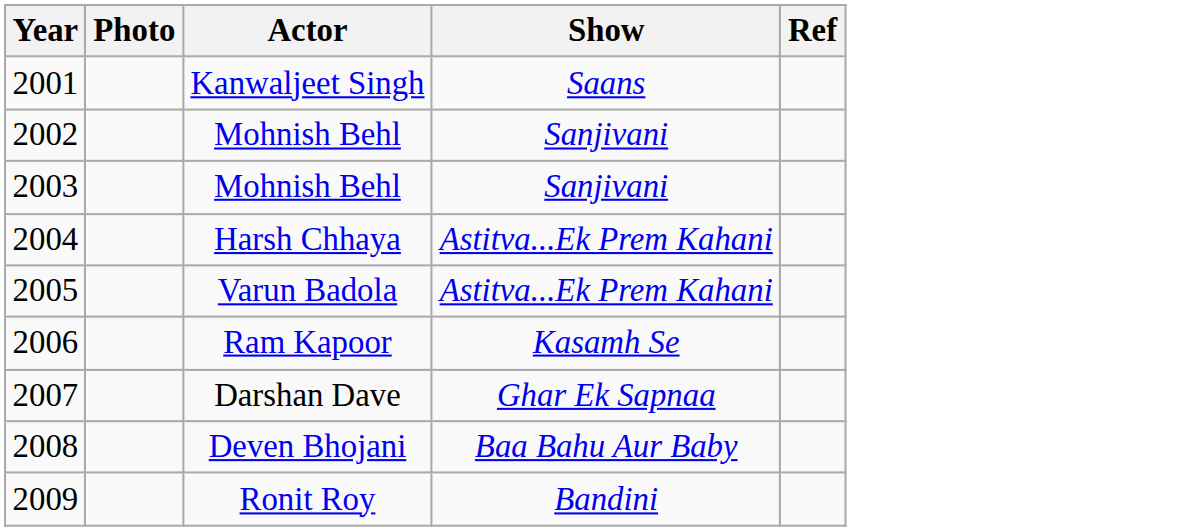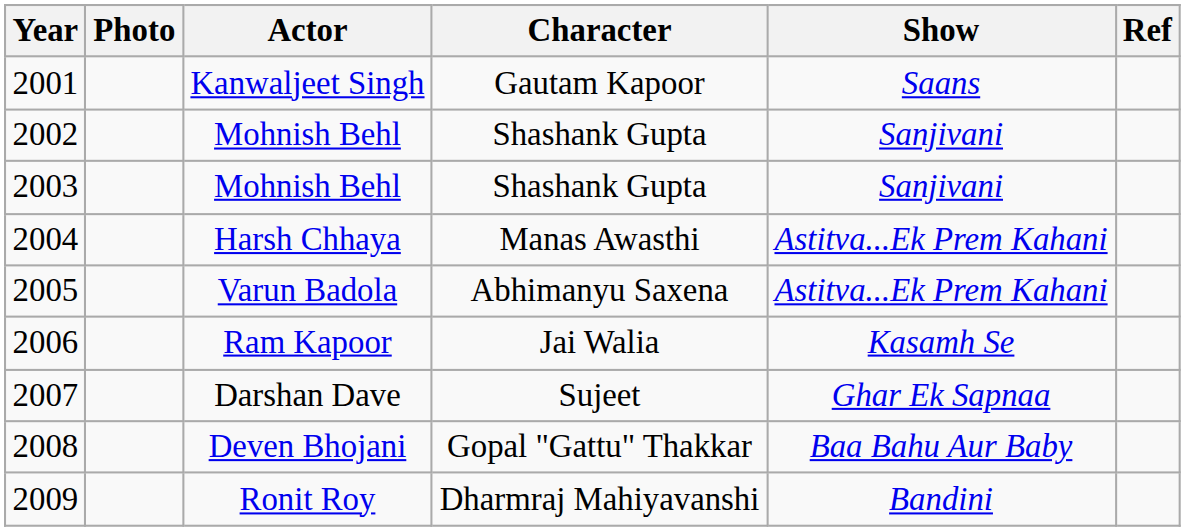+ column: (599, 30)
